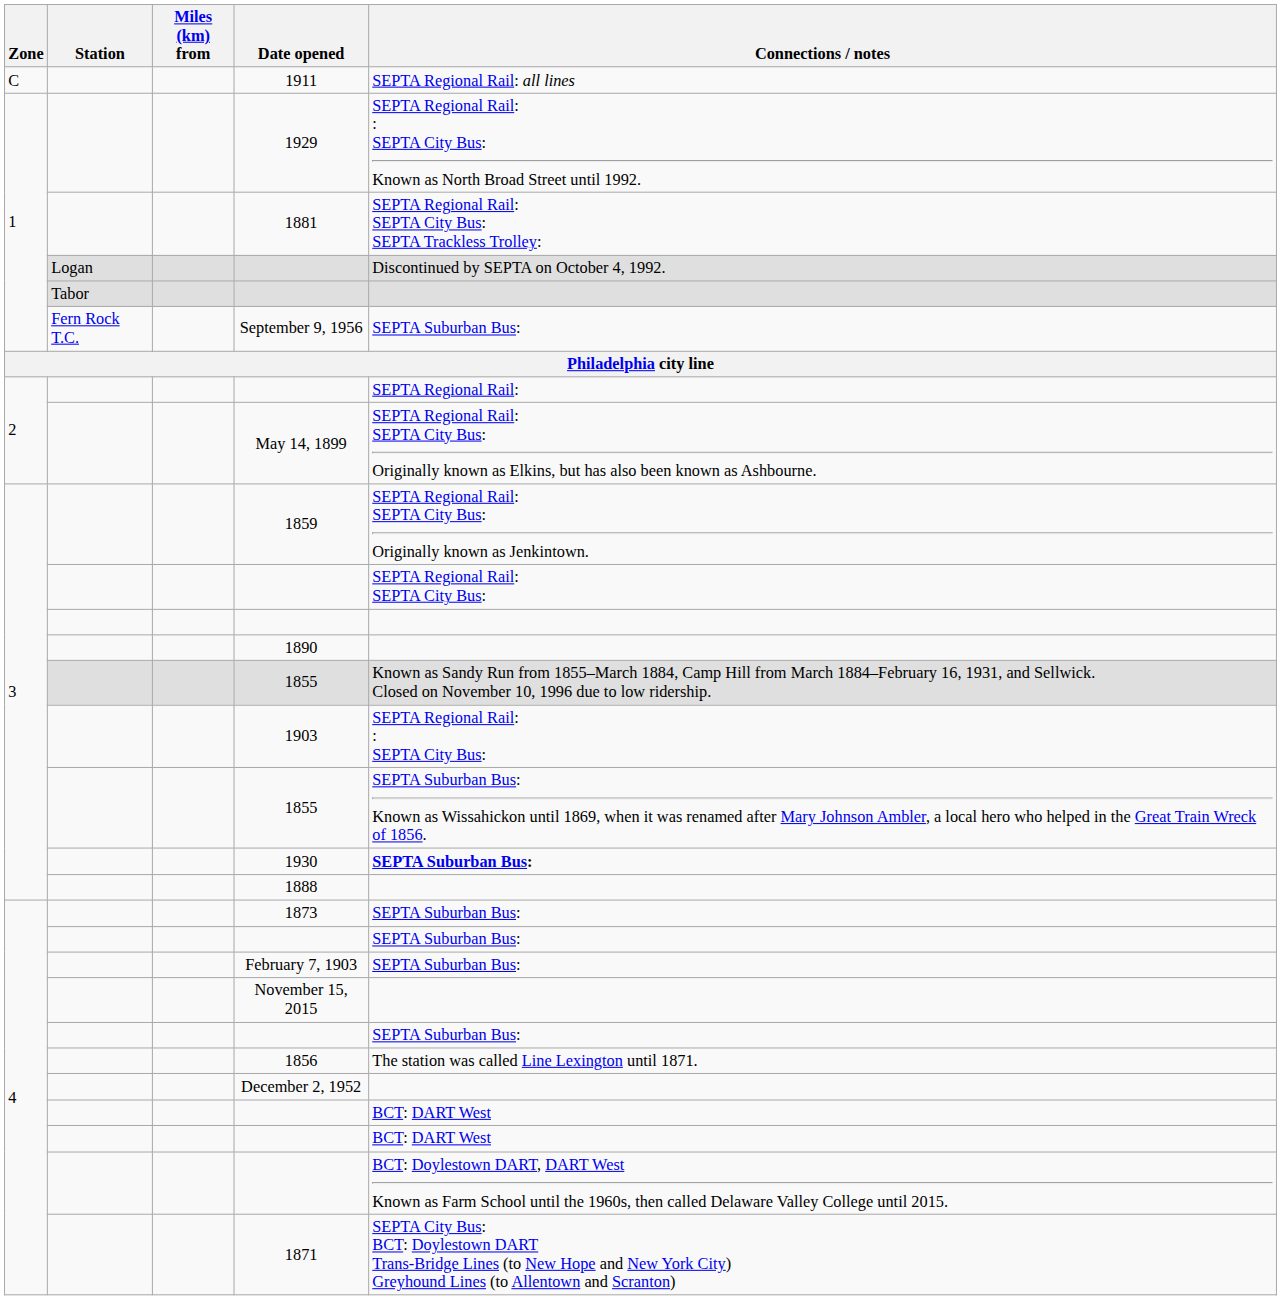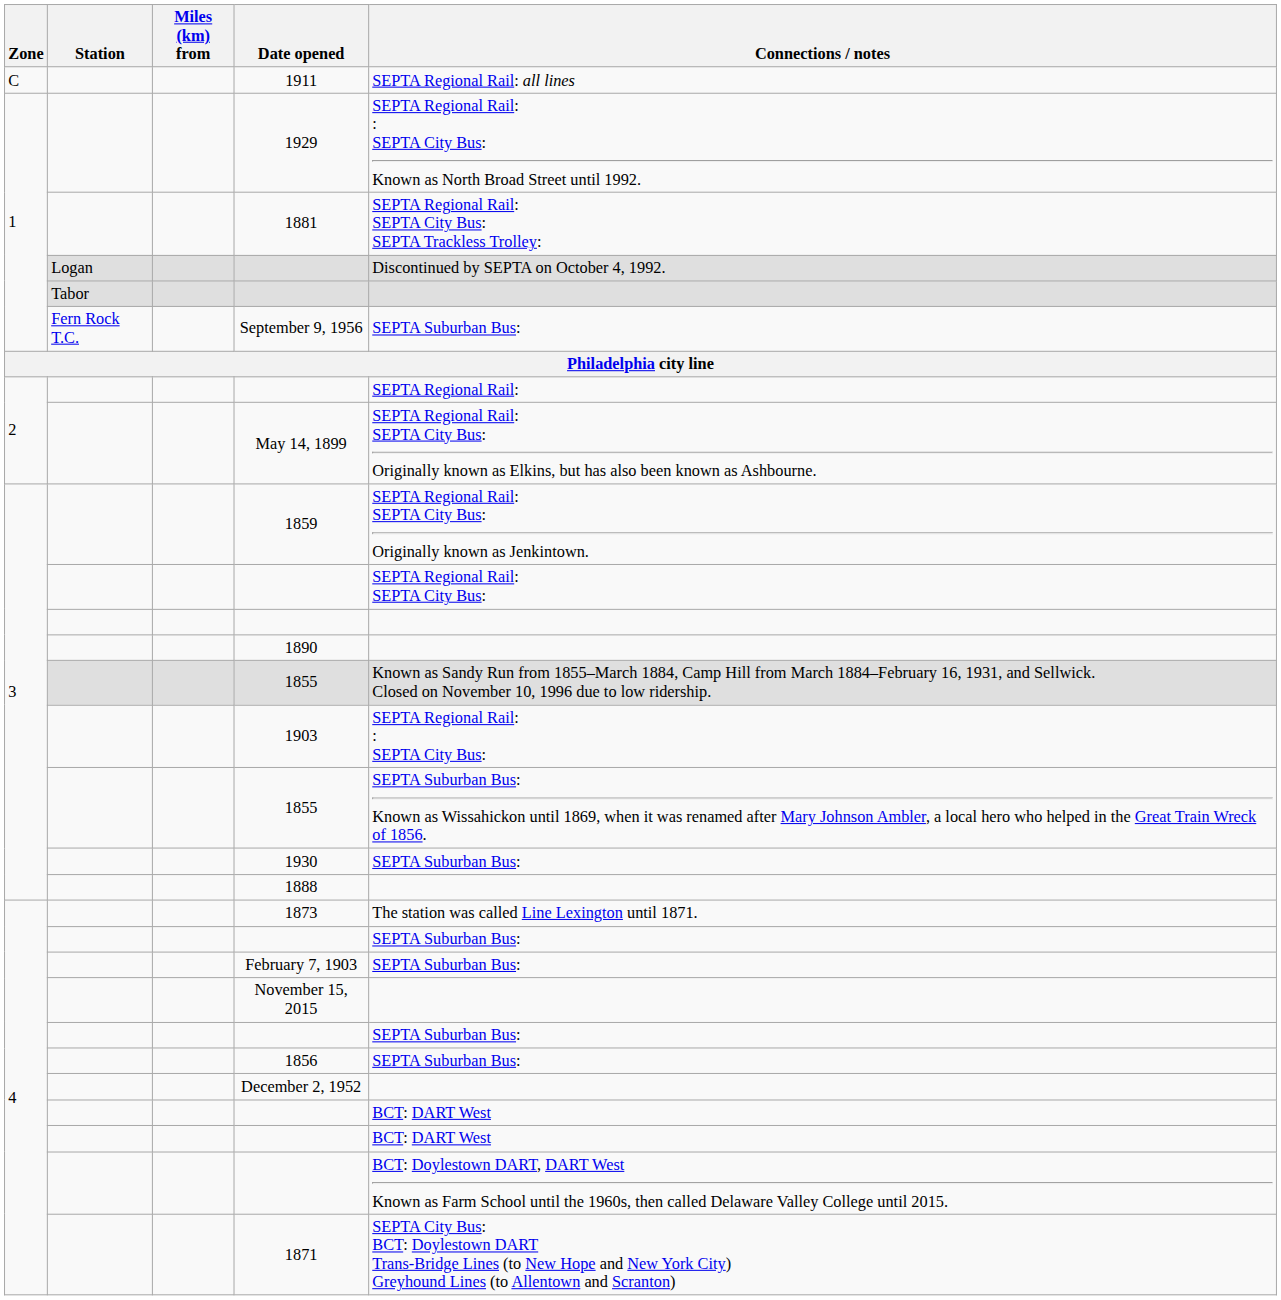(452, 861) bold -> (446, 861) normal
(446, 913) SEPTA Suburban Bus: -> (535, 913) The station was called Line Lexington until 1871.
(535, 1060) The station was called Line Lexington until 1871. -> (446, 1060) SEPTA Suburban Bus:
